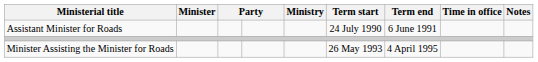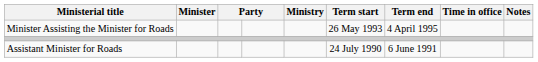rows swapped: (64, 28) <-> (90, 49)
